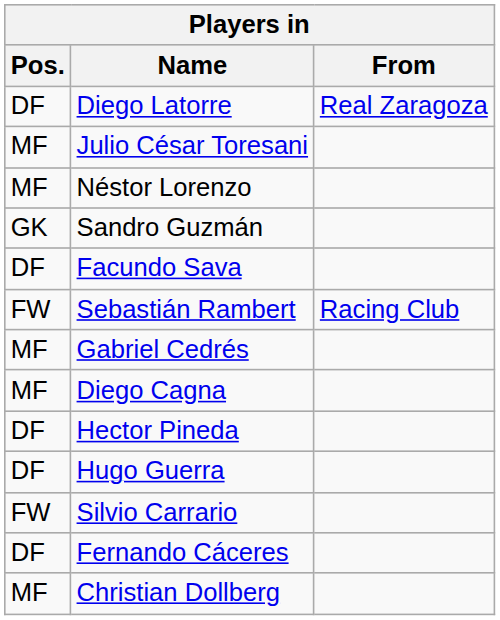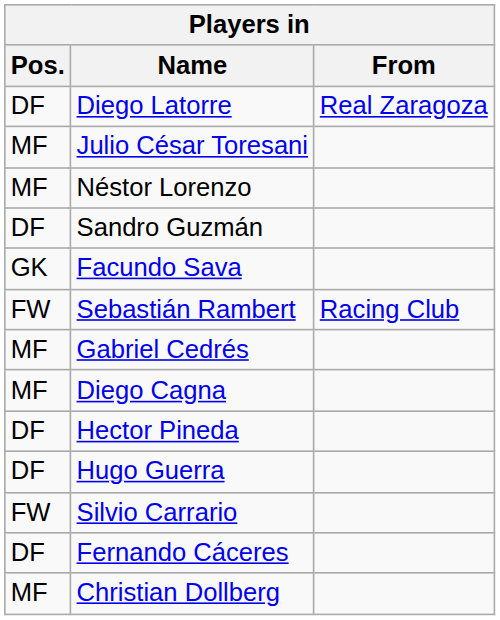(29, 227) GK -> (28, 227) DF
(28, 268) DF -> (29, 268) GK
